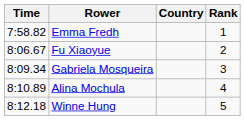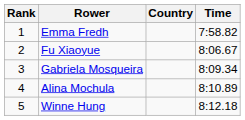columns swapped: (223, 13) <-> (27, 13)
